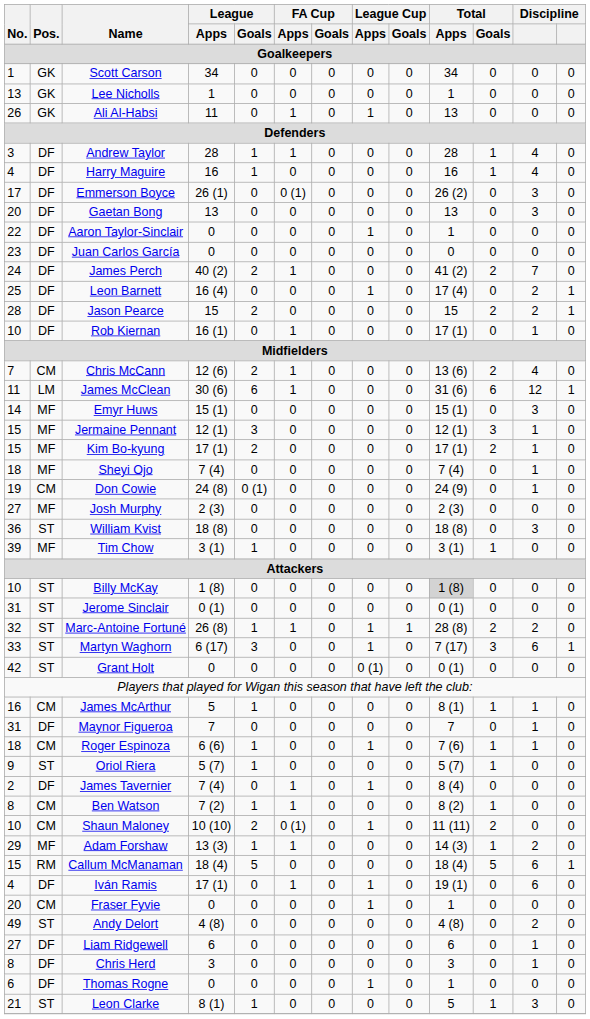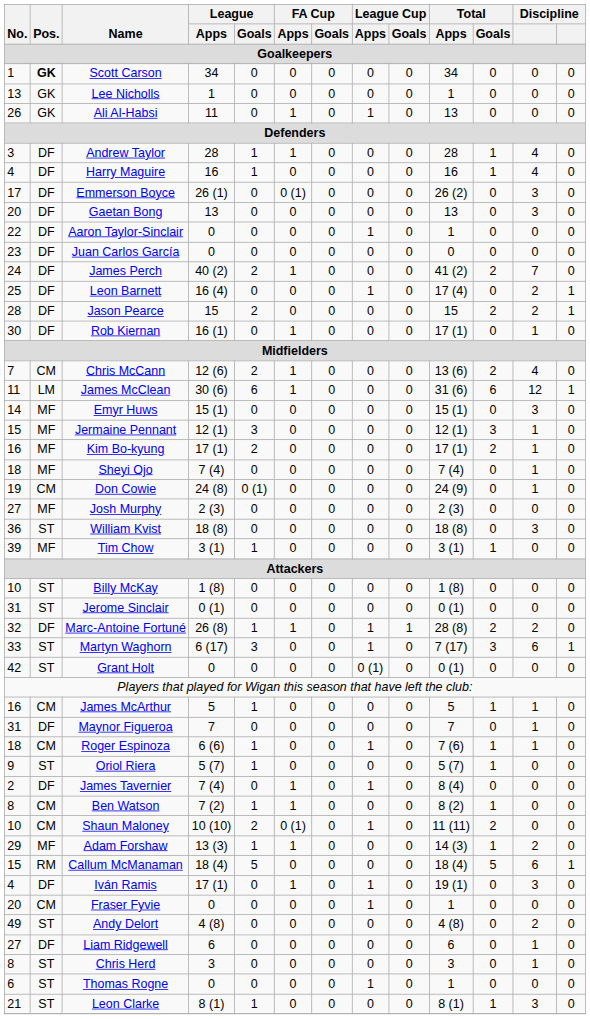(46, 73) normal -> (46, 73) bold
(14, 331) 10 -> (14, 331) 30
(14, 449) 15 -> (14, 449) 16
(451, 588) lightgrey background -> (451, 588) no background
(46, 627) ST -> (46, 627) DF
(451, 707) 8 (1) -> (451, 707) 5
(535, 885) 6 -> (535, 885) 3
(46, 964) DF -> (46, 964) ST
(46, 984) DF -> (46, 984) ST
(451, 1004) 5 -> (451, 1004) 8 (1)
